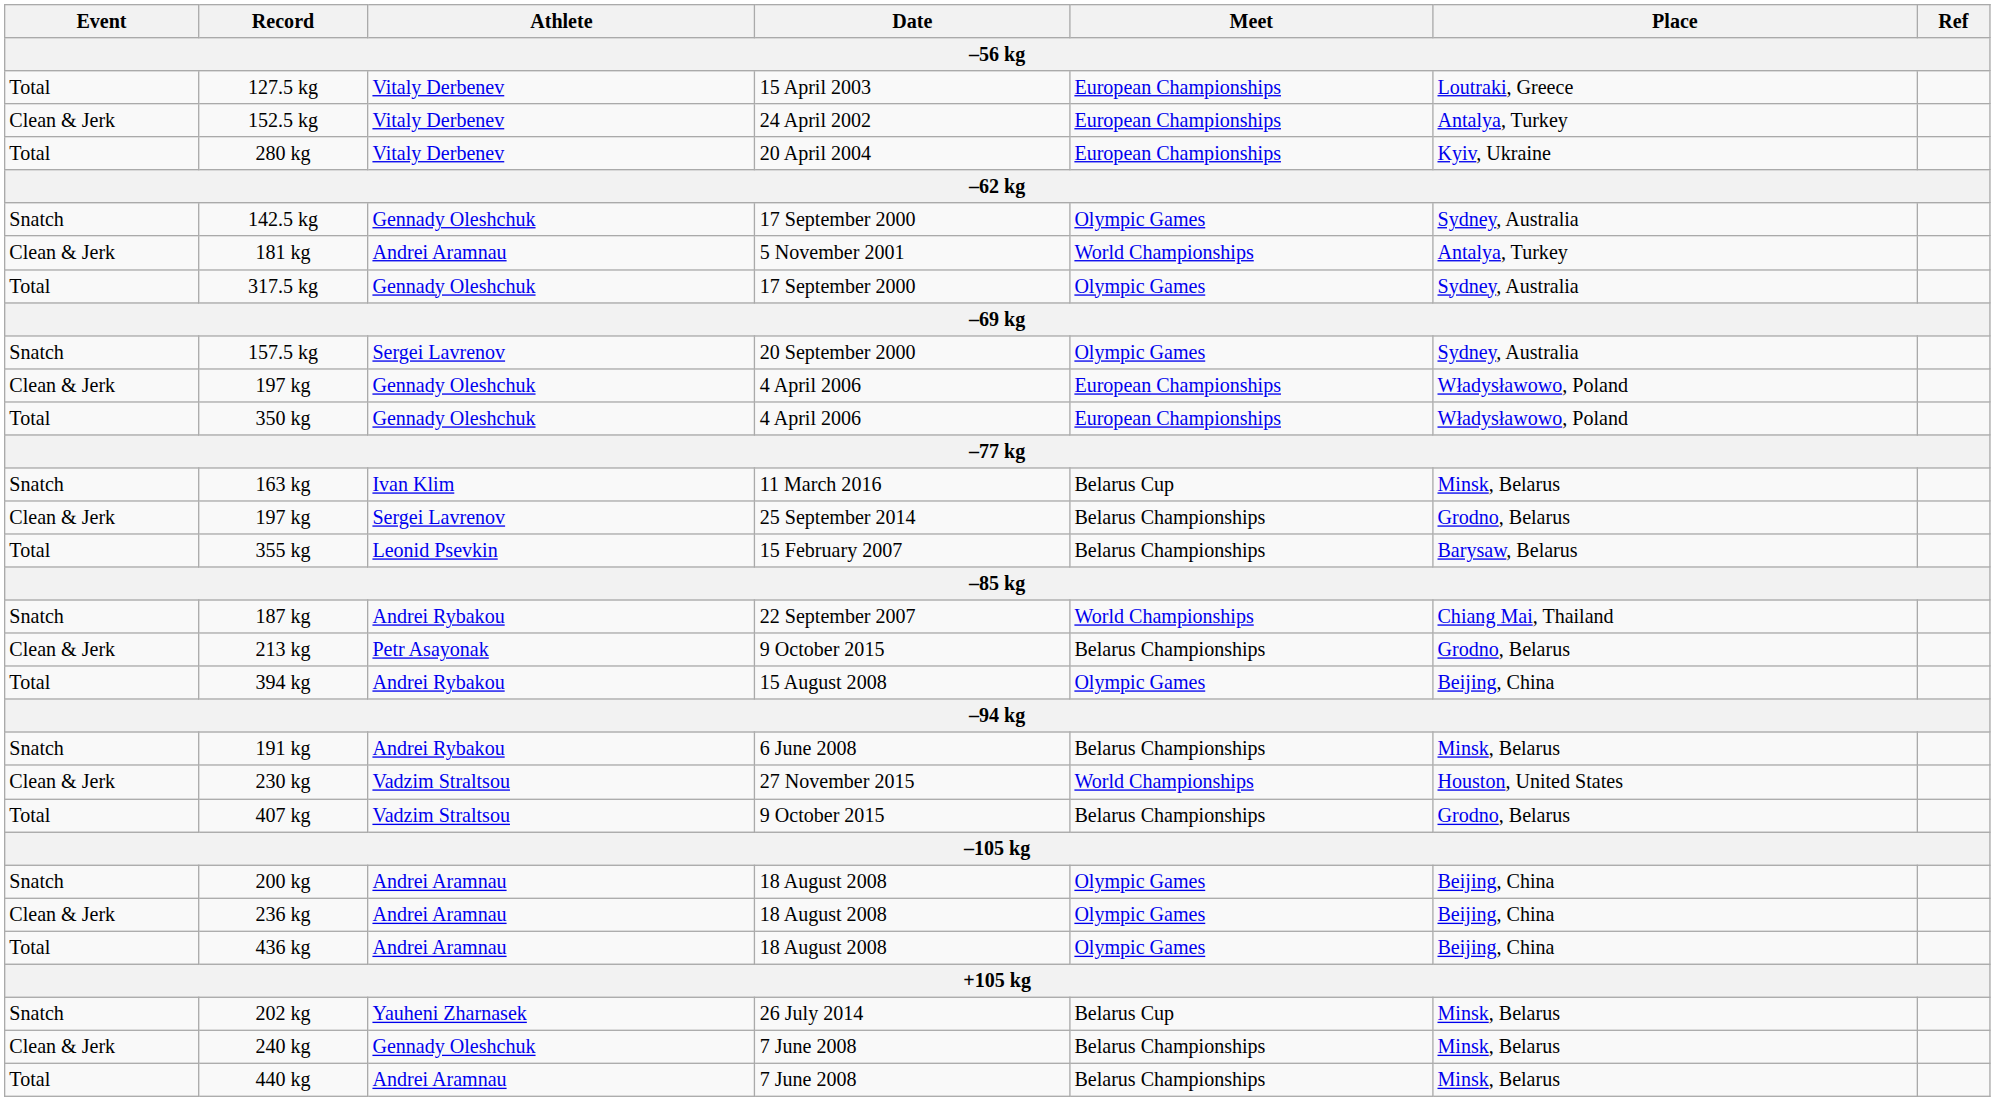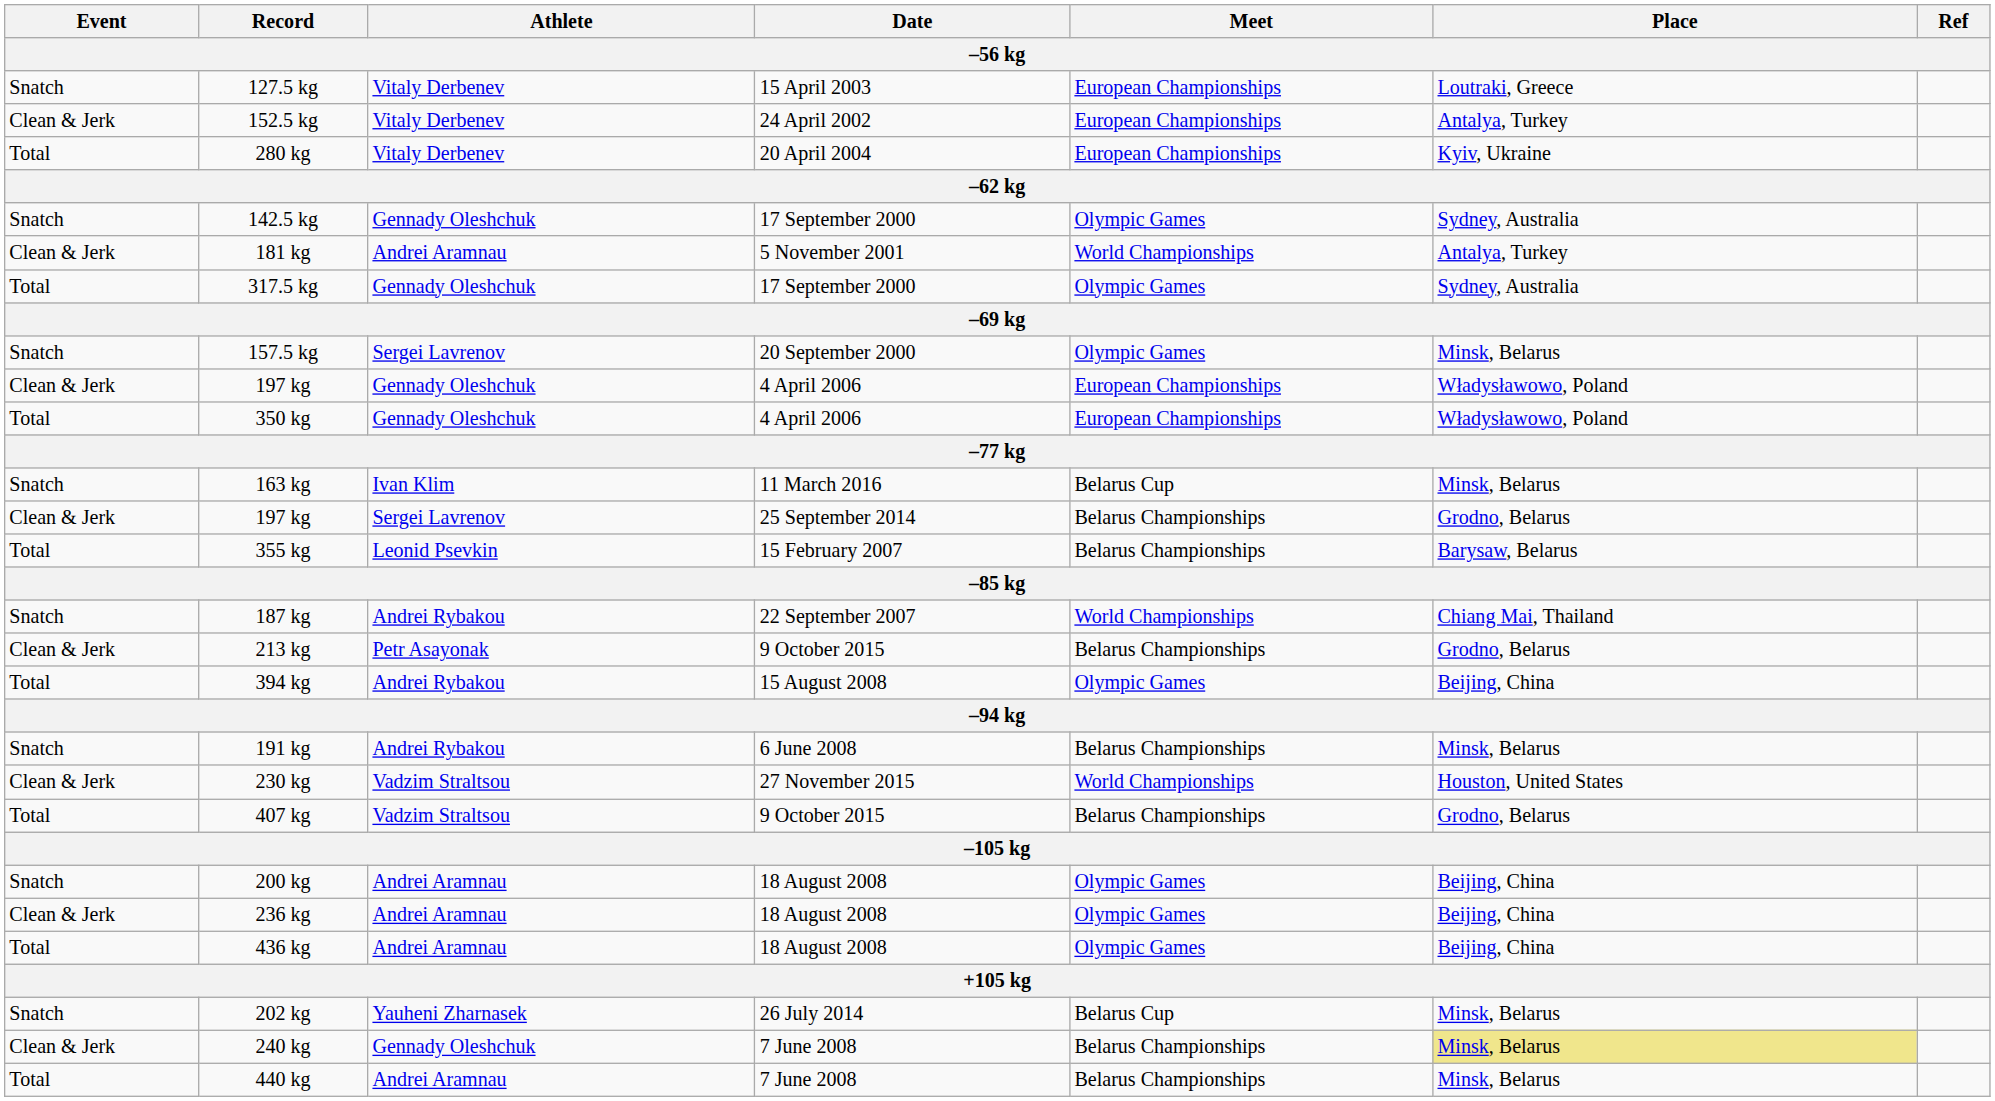(30, 87) Total -> (37, 87) Snatch
(1508, 352) Sydney, Australia -> (1499, 352) Minsk, Belarus
(1499, 1046) no background -> (1499, 1046) khaki background
